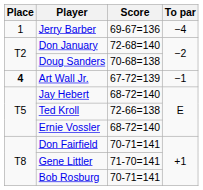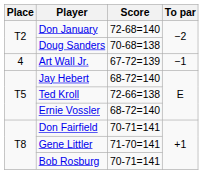- row: (67, 29)
(20, 78) bold -> (20, 62) normal
